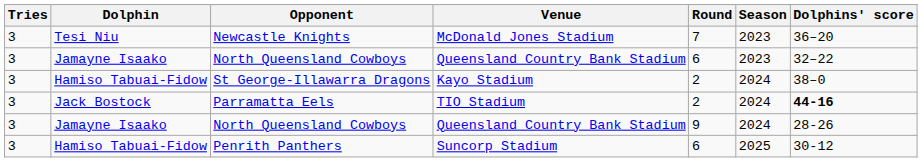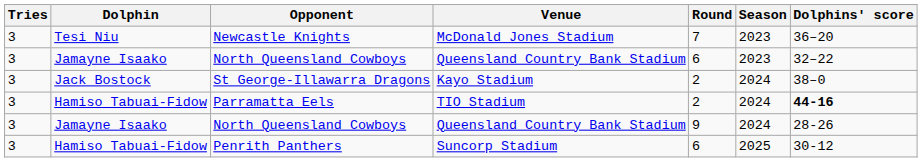(131, 81) Hamiso Tabuai-Fidow -> (102, 81) Jack Bostock
(102, 103) Jack Bostock -> (131, 103) Hamiso Tabuai-Fidow
